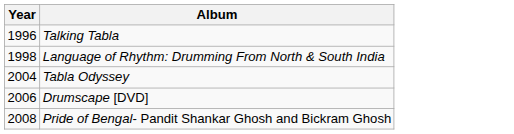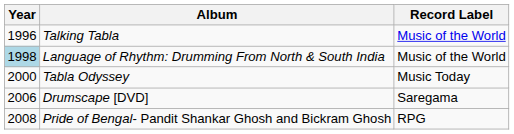+ column: (452, 14)
(22, 56) no background -> (22, 56) lightblue background
(22, 77) 2004 -> (22, 77) 2000
